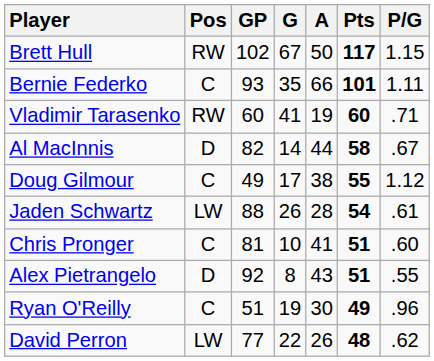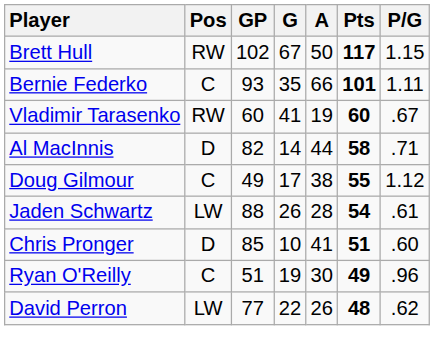(405, 116) .71 -> (405, 116) .67
(405, 148) .67 -> (405, 148) .71
(208, 244) C -> (208, 244) D
(253, 244) 81 -> (253, 244) 85
- row: (83, 276)
